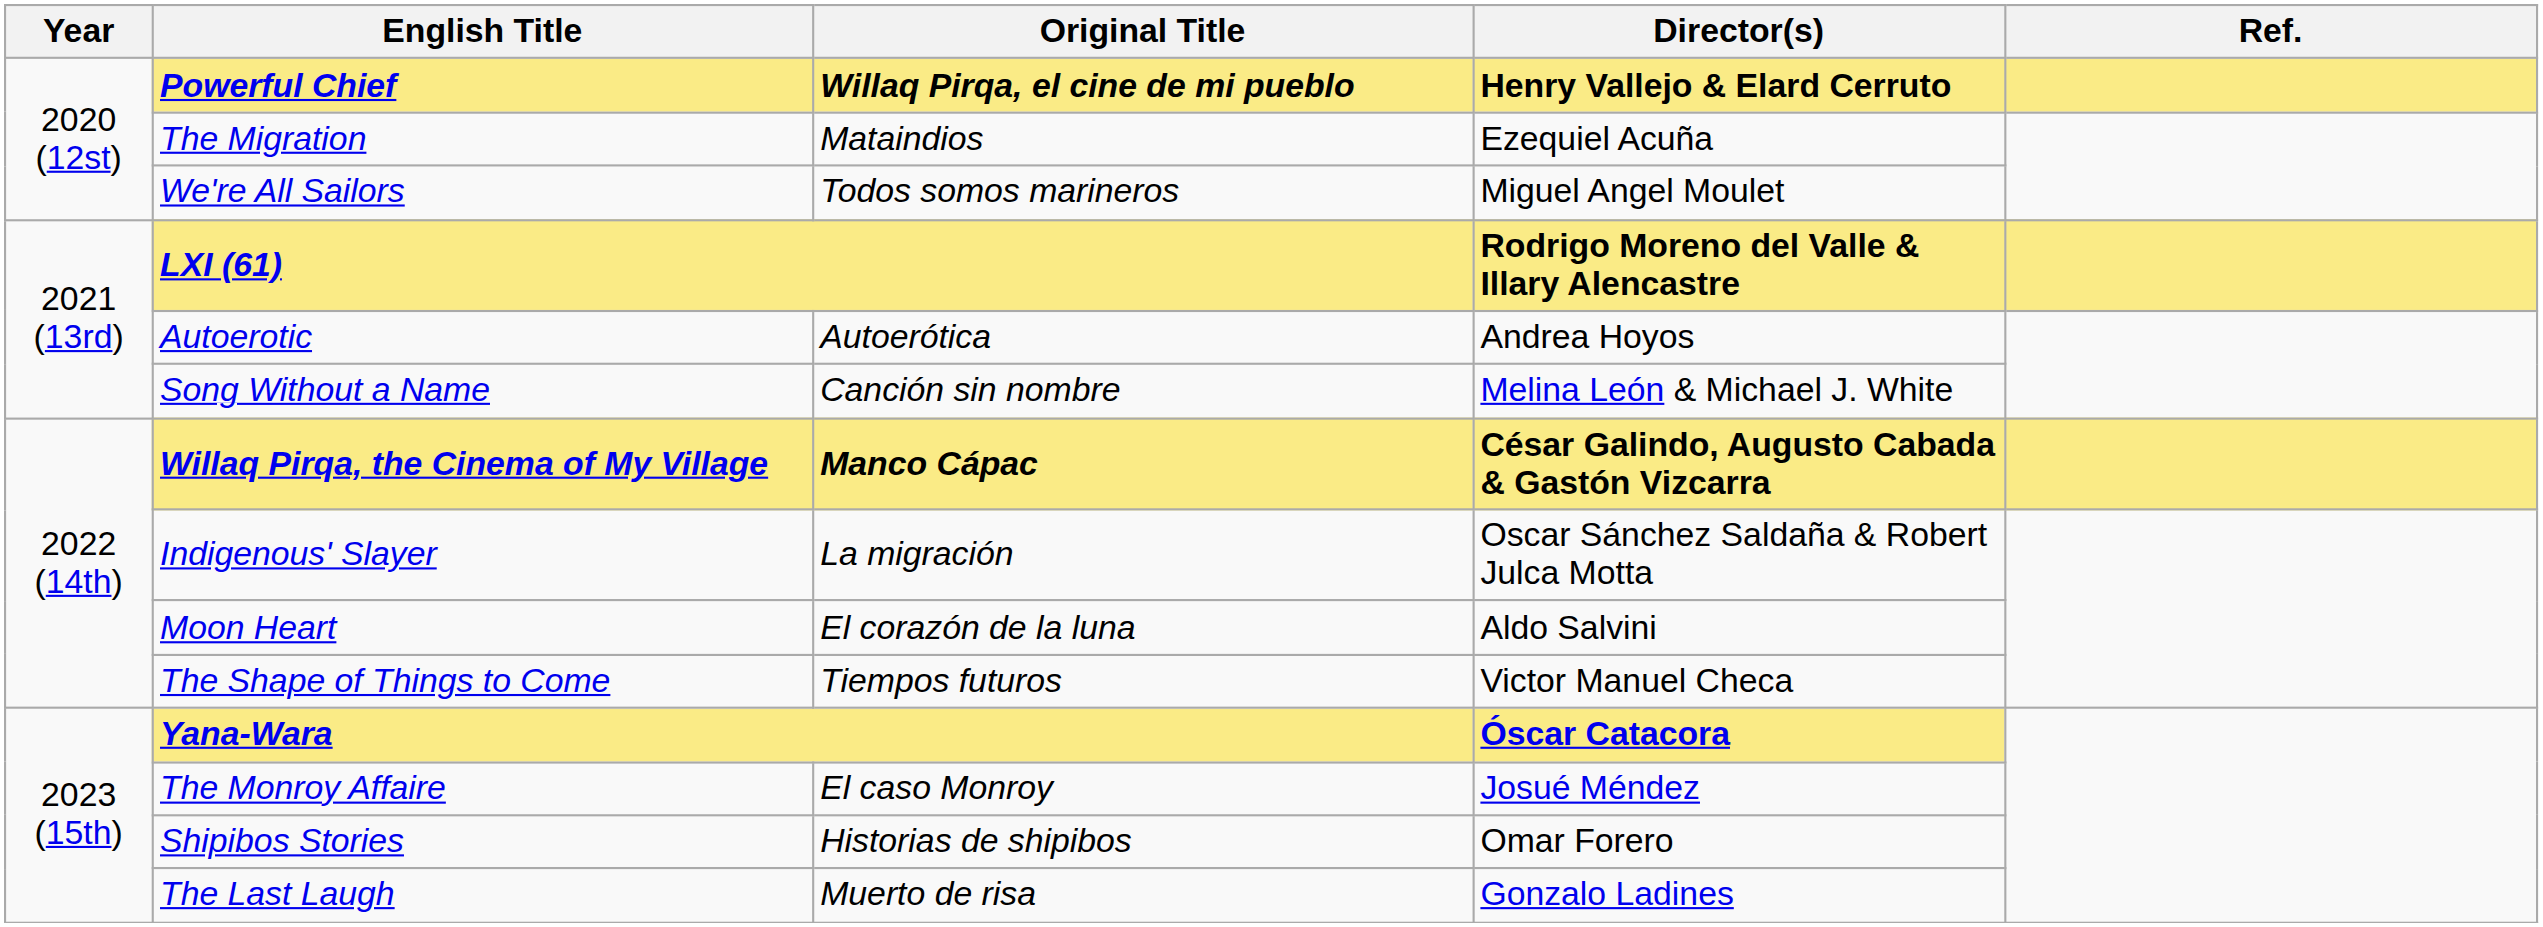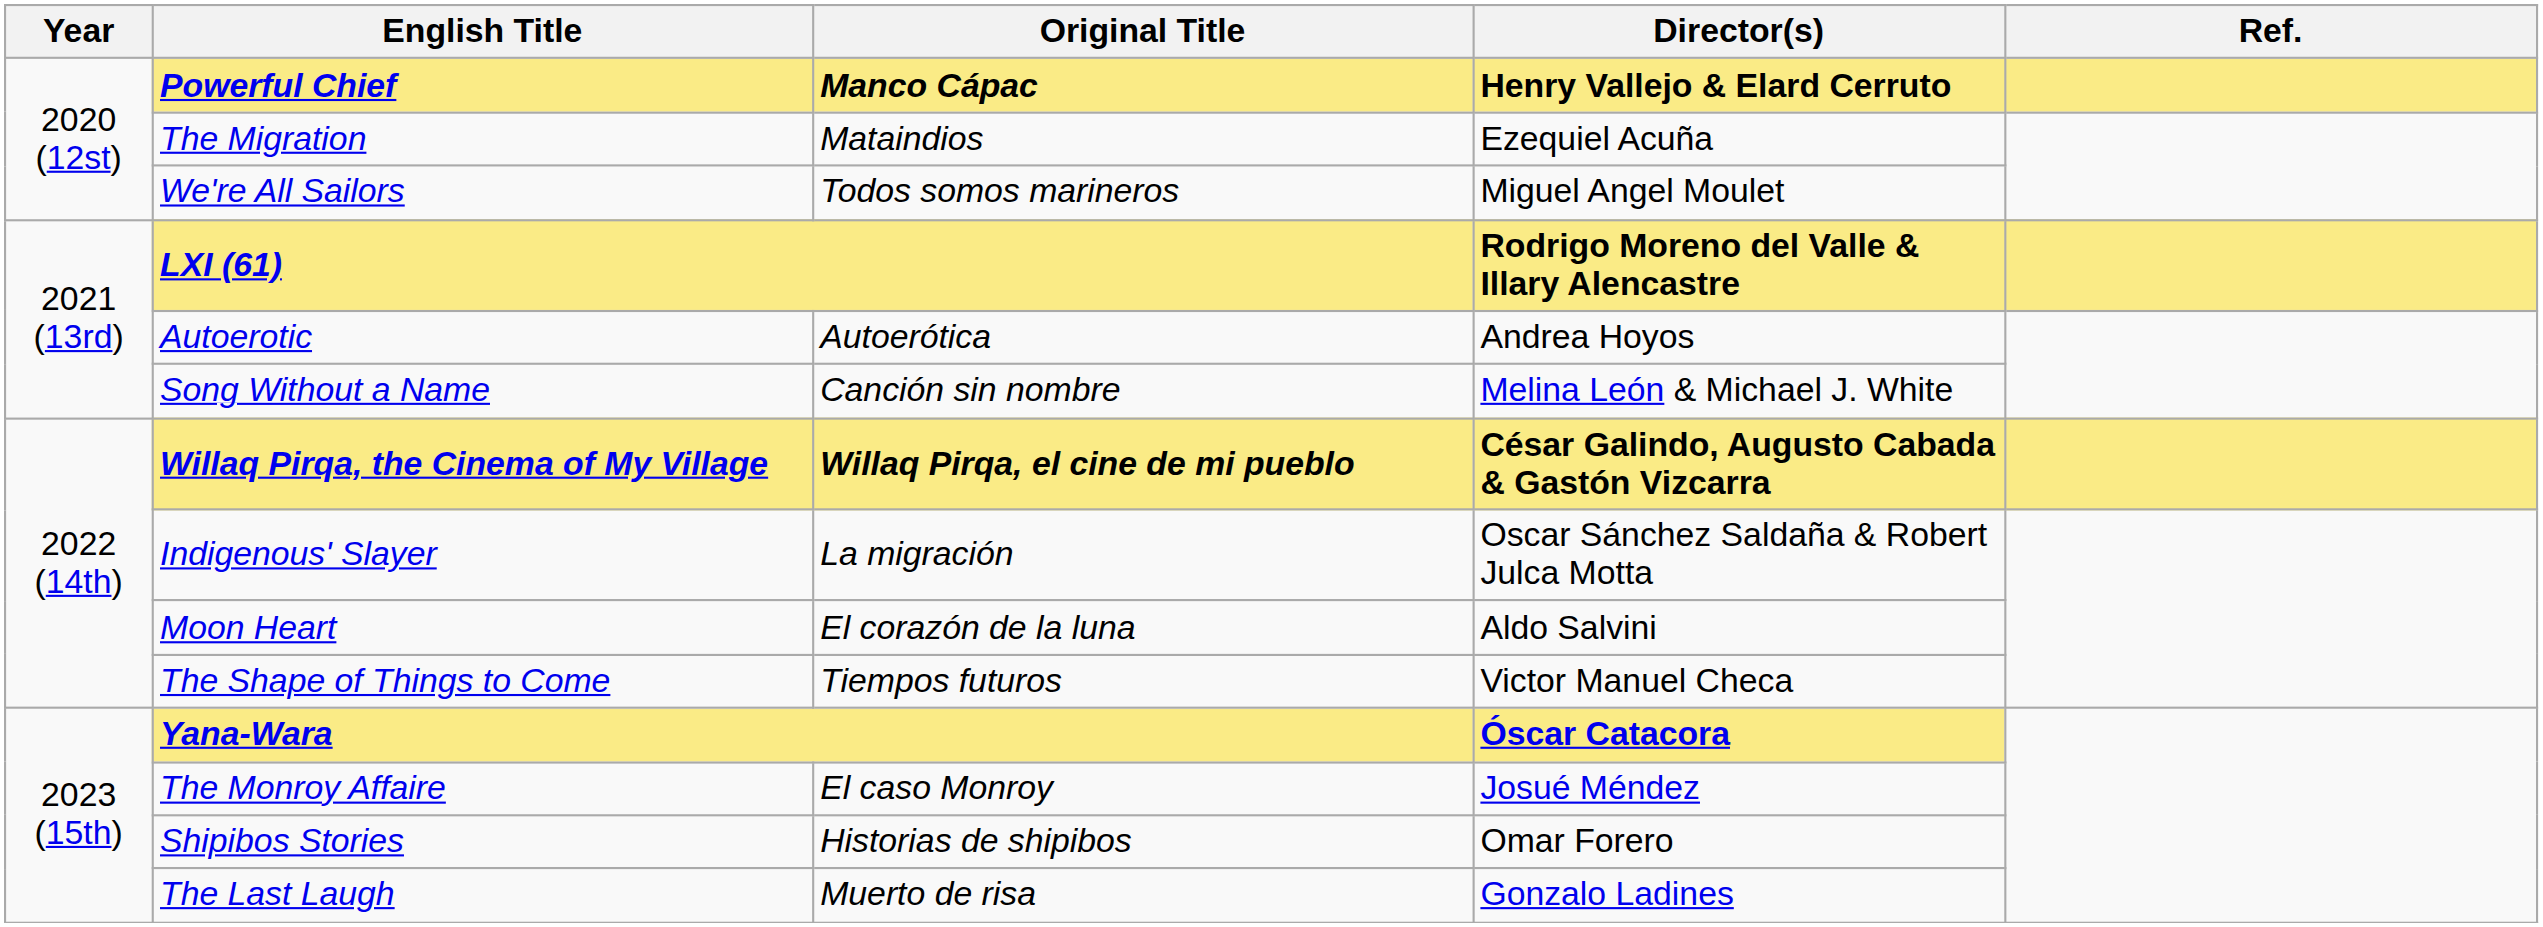(1087, 84) Willaq Pirqa, el cine de mi pueblo -> (929, 84) Manco Cápac
(929, 463) Manco Cápac -> (1087, 463) Willaq Pirqa, el cine de mi pueblo
